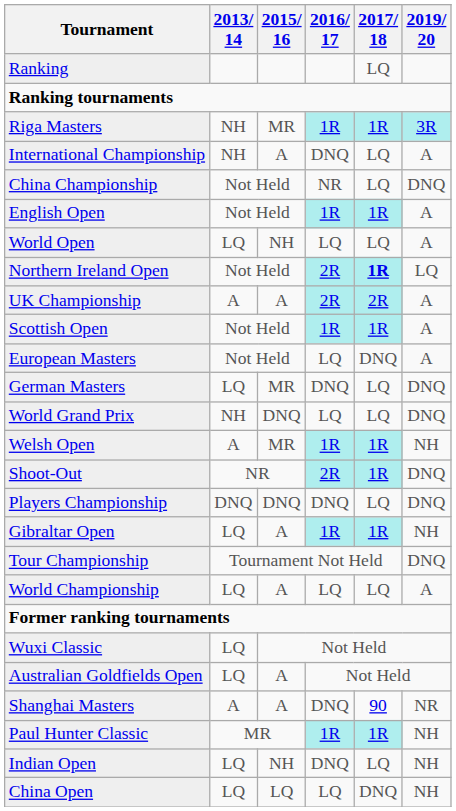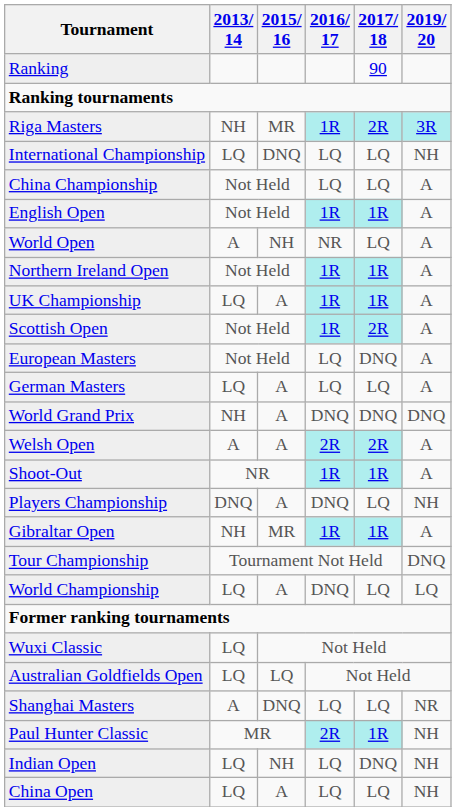(378, 68) LQ -> (378, 68) 90
(378, 126) 1R -> (378, 126) 2R
(233, 154) NH -> (233, 154) LQ
(282, 154) A -> (282, 154) DNQ
(330, 154) DNQ -> (330, 154) LQ
(426, 154) A -> (426, 154) NH
(330, 183) NR -> (330, 183) LQ
(426, 183) DNQ -> (426, 183) A
(233, 241) LQ -> (233, 241) A
(330, 241) LQ -> (330, 241) NR
(330, 270) 2R -> (330, 270) 1R
(378, 270) bold -> (378, 270) normal
(426, 270) LQ -> (426, 270) A
(233, 299) A -> (233, 299) LQ
(330, 299) 2R -> (330, 299) 1R
(378, 299) 2R -> (378, 299) 1R
(378, 328) 1R -> (378, 328) 2R
(282, 386) MR -> (282, 386) A
(330, 386) DNQ -> (330, 386) LQ
(426, 386) DNQ -> (426, 386) A
(282, 415) DNQ -> (282, 415) A
(330, 415) LQ -> (330, 415) DNQ
(378, 415) LQ -> (378, 415) DNQ
(282, 444) MR -> (282, 444) A
(330, 444) 1R -> (330, 444) 2R
(378, 444) 1R -> (378, 444) 2R
(426, 444) NH -> (426, 444) A
(330, 473) 2R -> (330, 473) 1R
(426, 473) DNQ -> (426, 473) A
(282, 502) DNQ -> (282, 502) A
(426, 502) DNQ -> (426, 502) NH
(233, 531) LQ -> (233, 531) NH
(282, 531) A -> (282, 531) MR
(426, 531) NH -> (426, 531) A
(330, 589) LQ -> (330, 589) DNQ
(426, 589) A -> (426, 589) LQ
(282, 675) A -> (282, 675) LQ
(282, 704) A -> (282, 704) DNQ
(330, 704) DNQ -> (330, 704) LQ
(378, 704) 90 -> (378, 704) LQ
(330, 733) 1R -> (330, 733) 2R
(330, 762) DNQ -> (330, 762) LQ
(378, 762) LQ -> (378, 762) DNQ
(282, 791) LQ -> (282, 791) A
(378, 791) DNQ -> (378, 791) LQ
